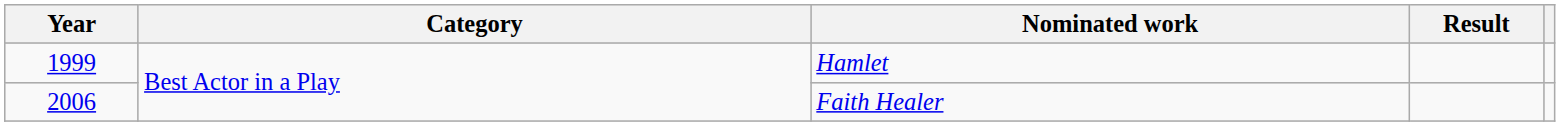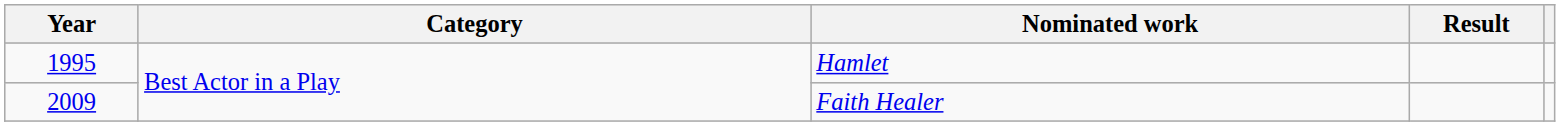(72, 62) 1999 -> (72, 62) 1995
(72, 101) 2006 -> (72, 101) 2009
